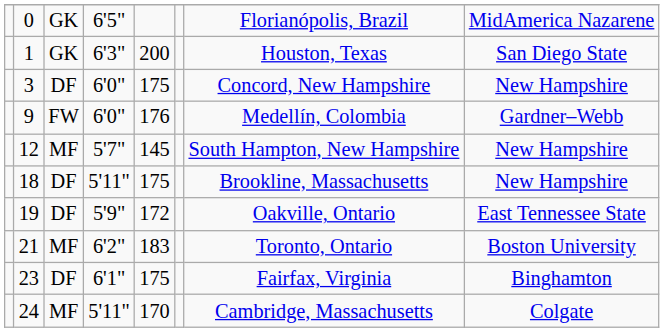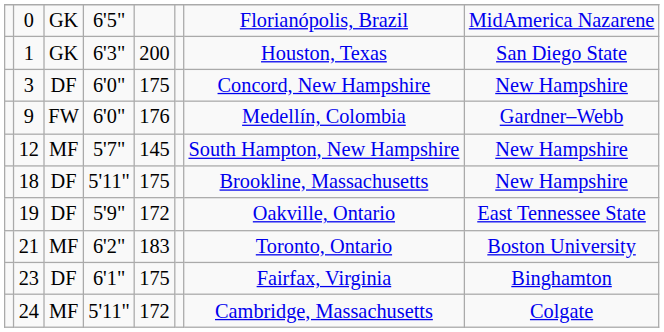(155, 310) 170 -> (155, 310) 172
